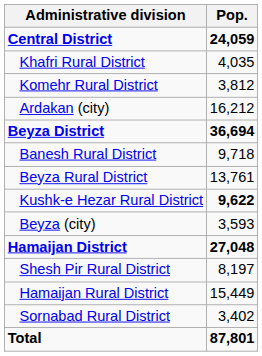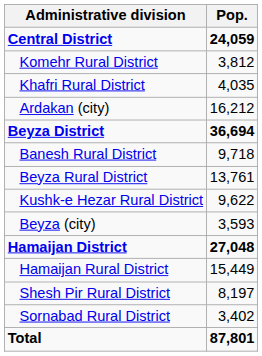rows swapped: (82, 62) <-> (89, 85)
(236, 200) bold -> (236, 200) normal
rows swapped: (94, 293) <-> (95, 270)
